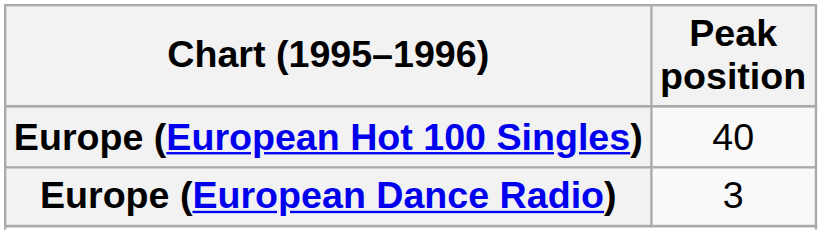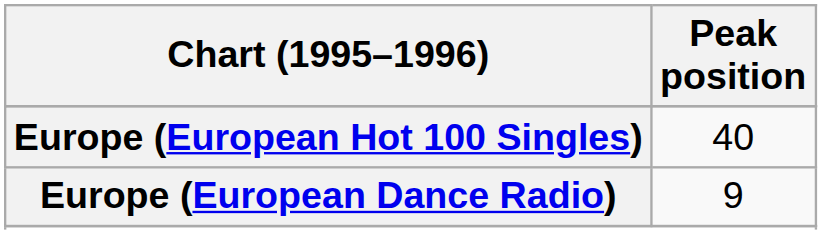(733, 195) 3 -> (733, 195) 9
